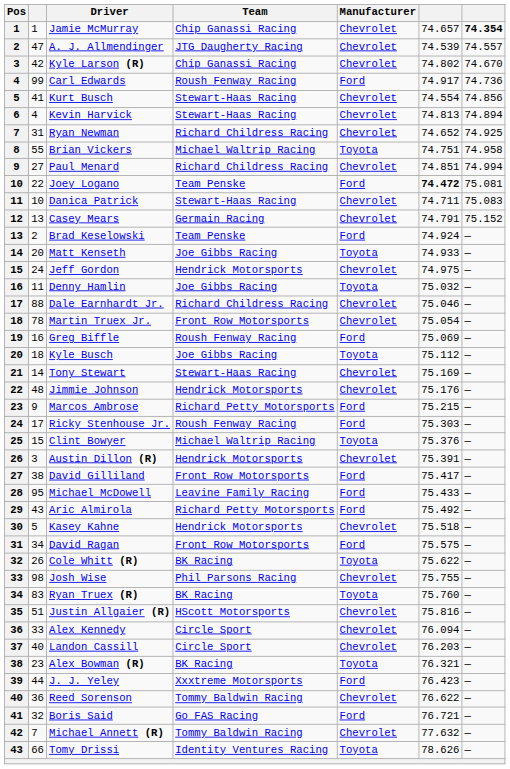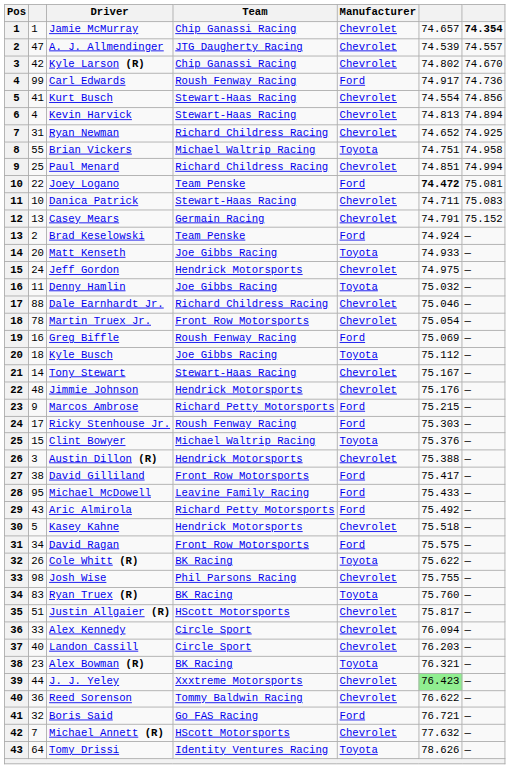(38, 168) 27 -> (38, 168) 25
(440, 373) 75.169 -> (440, 373) 75.167
(440, 459) 75.391 -> (440, 459) 75.388
(440, 613) 75.816 -> (440, 613) 75.817
(352, 682) Ford -> (368, 682) Chevrolet
(440, 682) no background -> (440, 682) lightgreen background
(239, 733) Tommy Baldwin Racing -> (233, 733) HScott Motorsports
(38, 751) 66 -> (38, 751) 64
